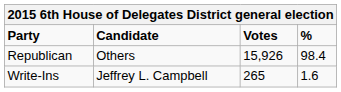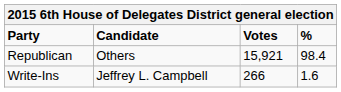(263, 55) 15,926 -> (263, 55) 15,921
(254, 76) 265 -> (254, 76) 266
